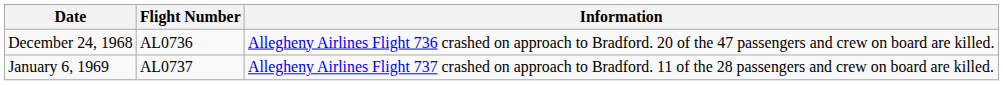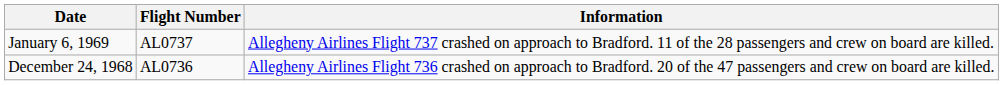rows swapped: (70, 42) <-> (59, 67)
